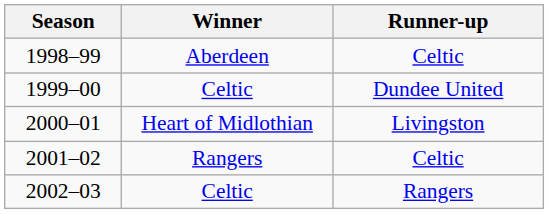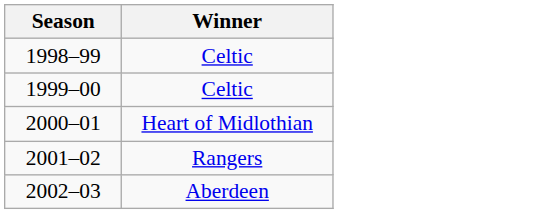- column: (438, 21)
(227, 55) Aberdeen -> (227, 55) Celtic
(227, 191) Celtic -> (227, 191) Aberdeen
